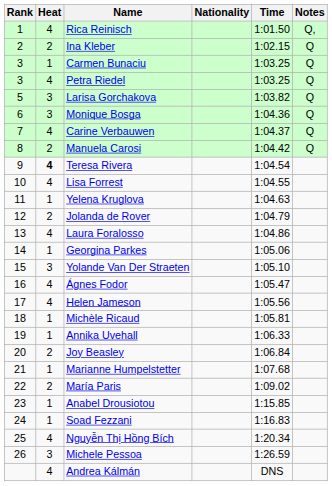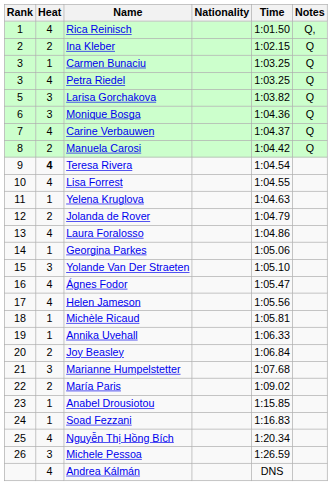(50, 370) 1 -> (50, 370) 3
